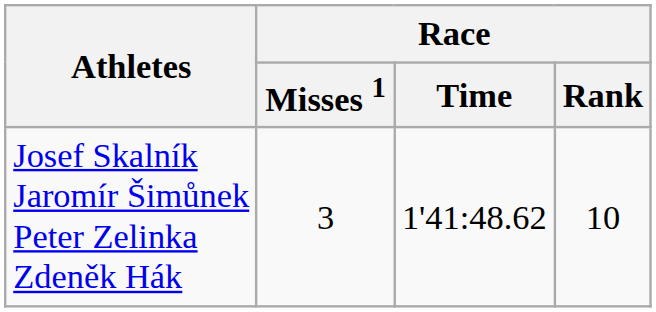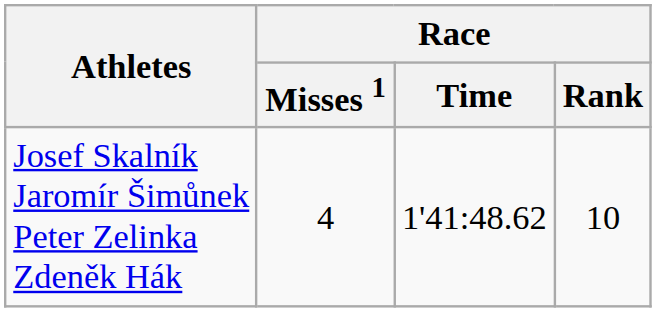(326, 216) 3 -> (326, 216) 4
